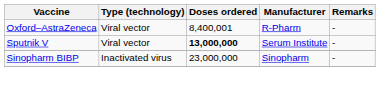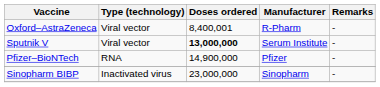+ row: (43, 58)
